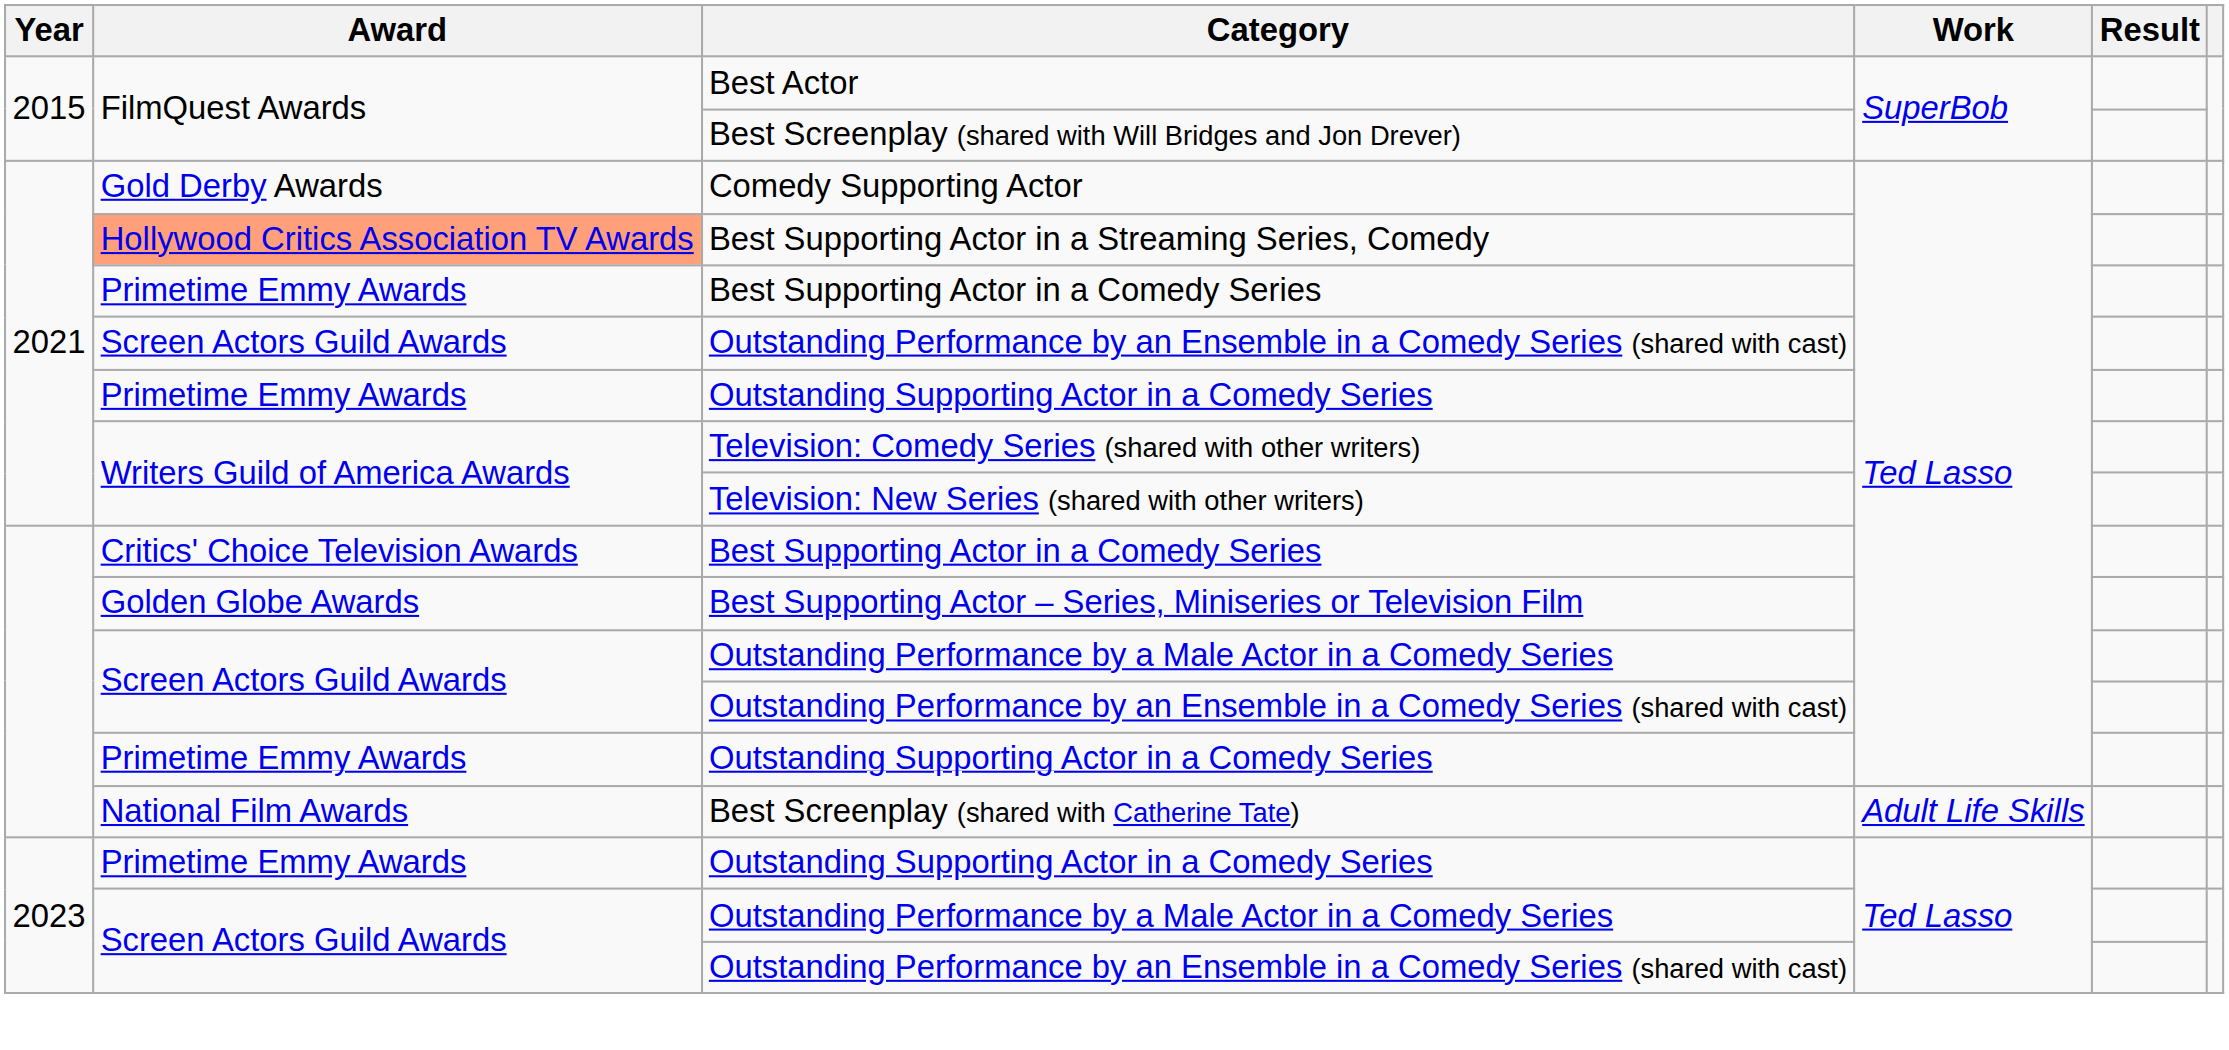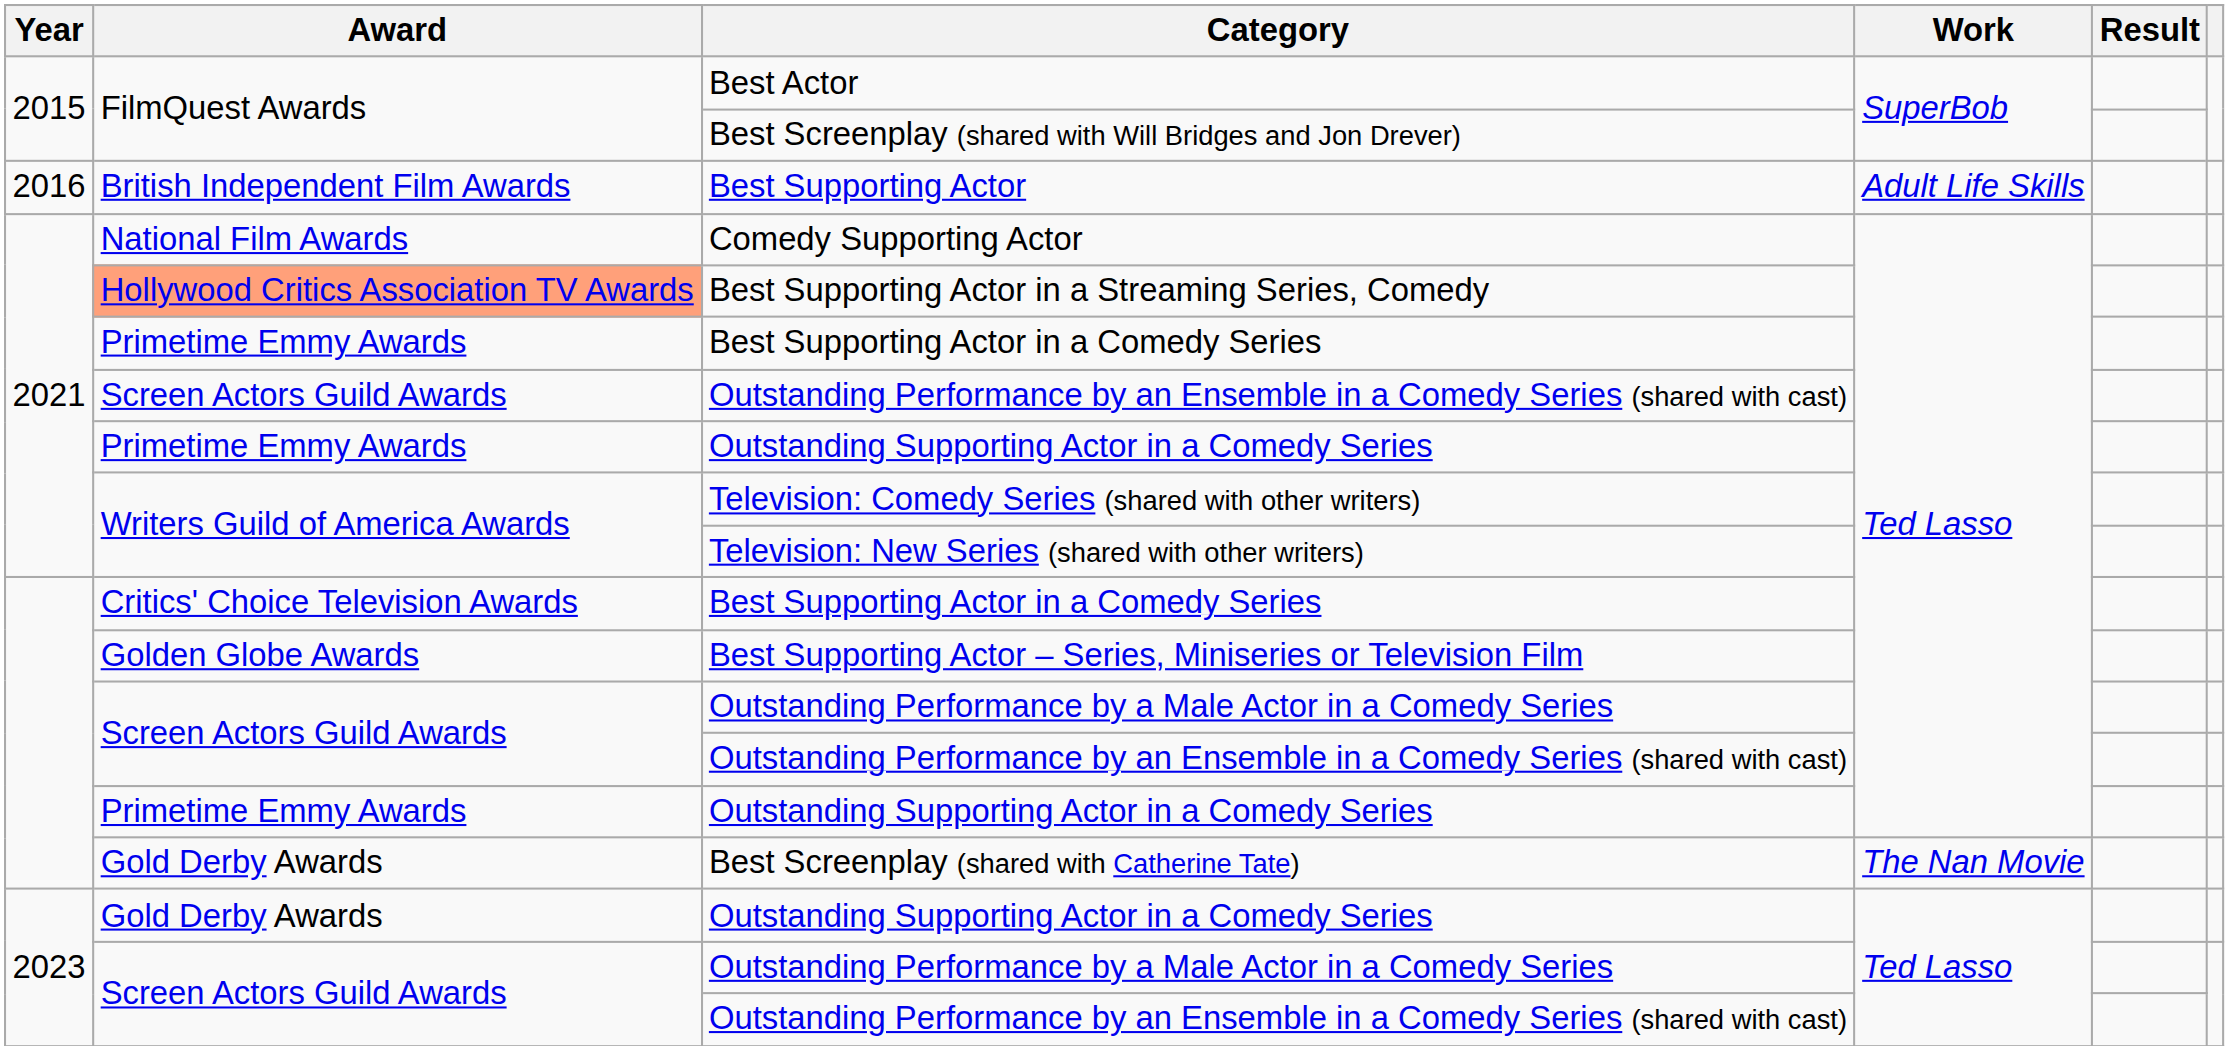+ row: (49, 186)
(242, 186) Gold Derby Awards -> (254, 238) National Film Awards
(254, 810) National Film Awards -> (242, 862) Gold Derby Awards
(1973, 810) Adult Life Skills -> (1973, 862) The Nan Movie
(284, 862) Primetime Emmy Awards -> (242, 914) Gold Derby Awards
